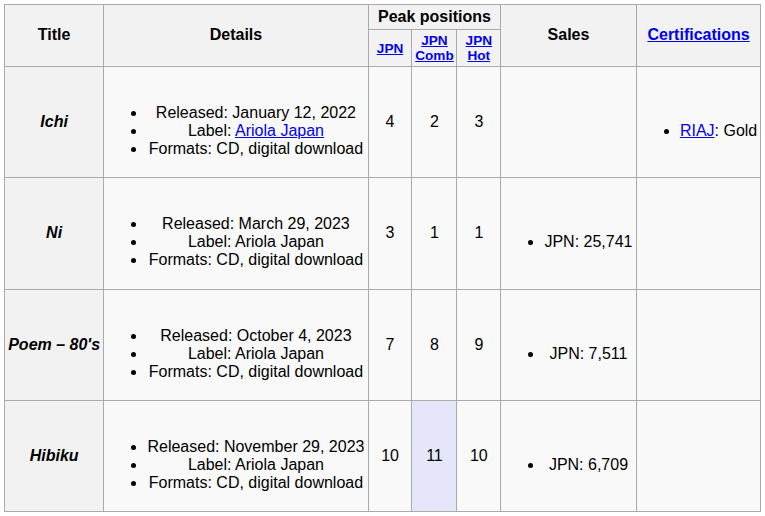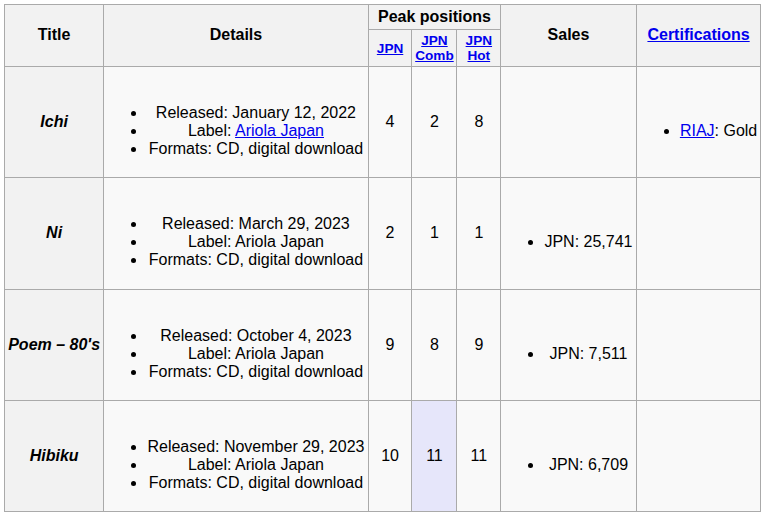(479, 122) 3 -> (479, 122) 8
(390, 233) 3 -> (390, 233) 2
(390, 344) 7 -> (390, 344) 9
(479, 456) 10 -> (479, 456) 11
